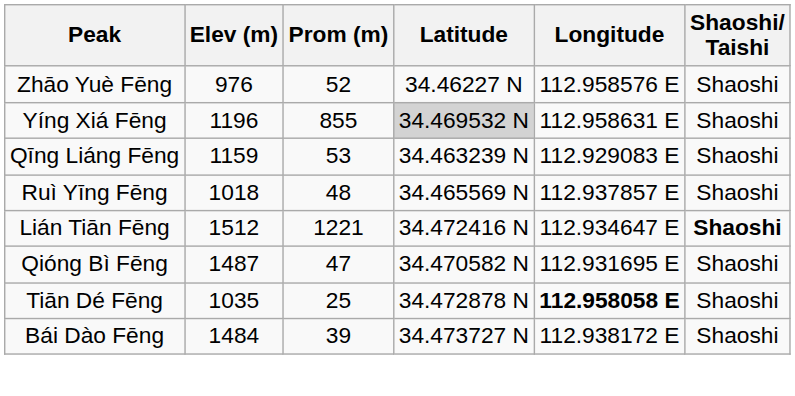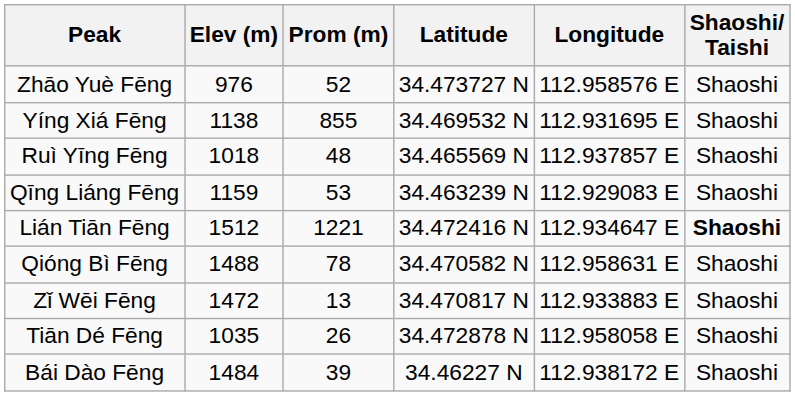(464, 84) 34.46227 N -> (464, 84) 34.473727 N
(234, 120) 1196 -> (234, 120) 1138
(464, 120) lightgrey background -> (464, 120) no background
(609, 120) 112.958631 E -> (609, 120) 112.931695 E
rows swapped: (95, 192) <-> (95, 156)
(234, 264) 1487 -> (234, 264) 1488
(338, 264) 47 -> (338, 264) 78
(609, 264) 112.931695 E -> (609, 264) 112.958631 E
+ row: (95, 300)
(338, 300) 25 -> (338, 336) 26
(609, 300) bold -> (609, 336) normal
(464, 336) 34.473727 N -> (464, 372) 34.46227 N
